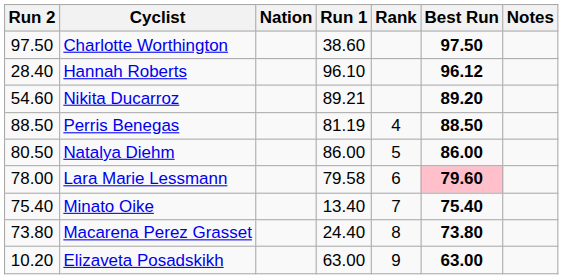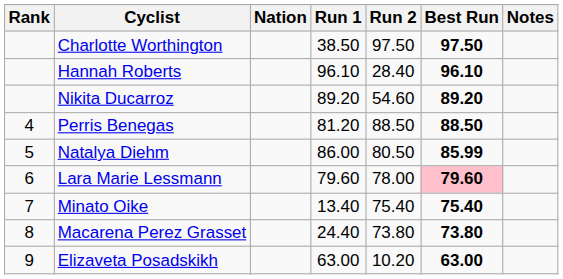columns swapped: (396, 17) <-> (32, 17)
(344, 44) 38.60 -> (338, 44) 38.50
(462, 71) 96.12 -> (462, 71) 96.10
(344, 98) 89.21 -> (338, 98) 89.20
(344, 125) 81.19 -> (338, 125) 81.20
(462, 152) 86.00 -> (462, 152) 85.99
(344, 179) 79.58 -> (338, 179) 79.60
